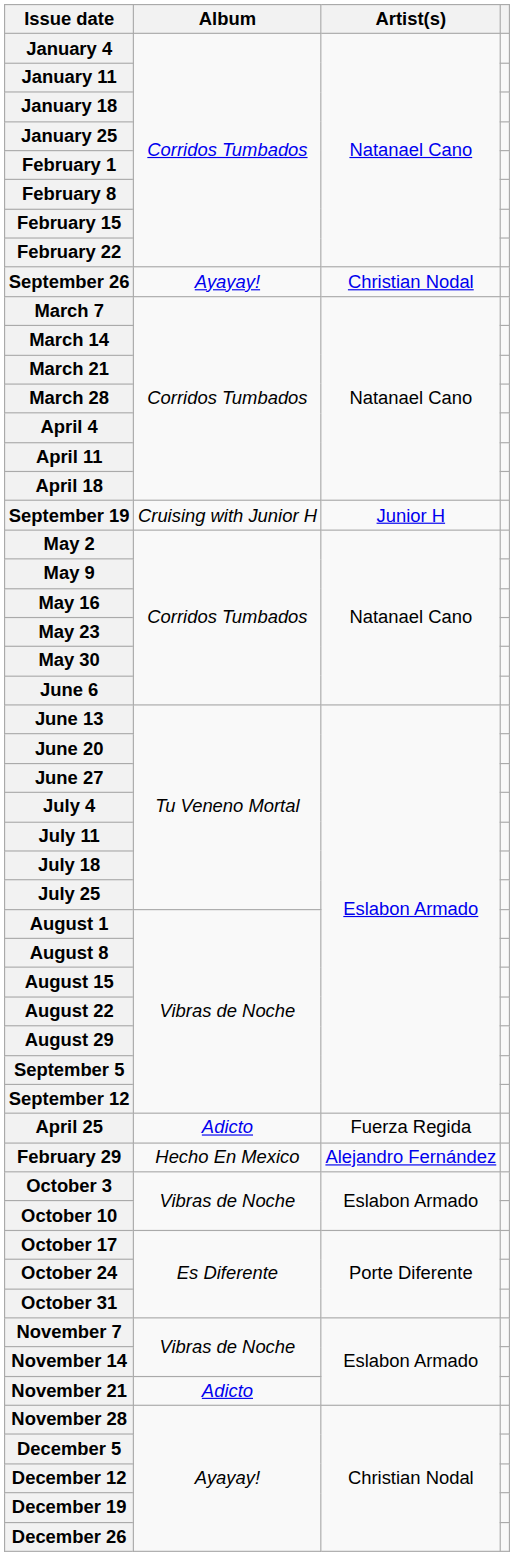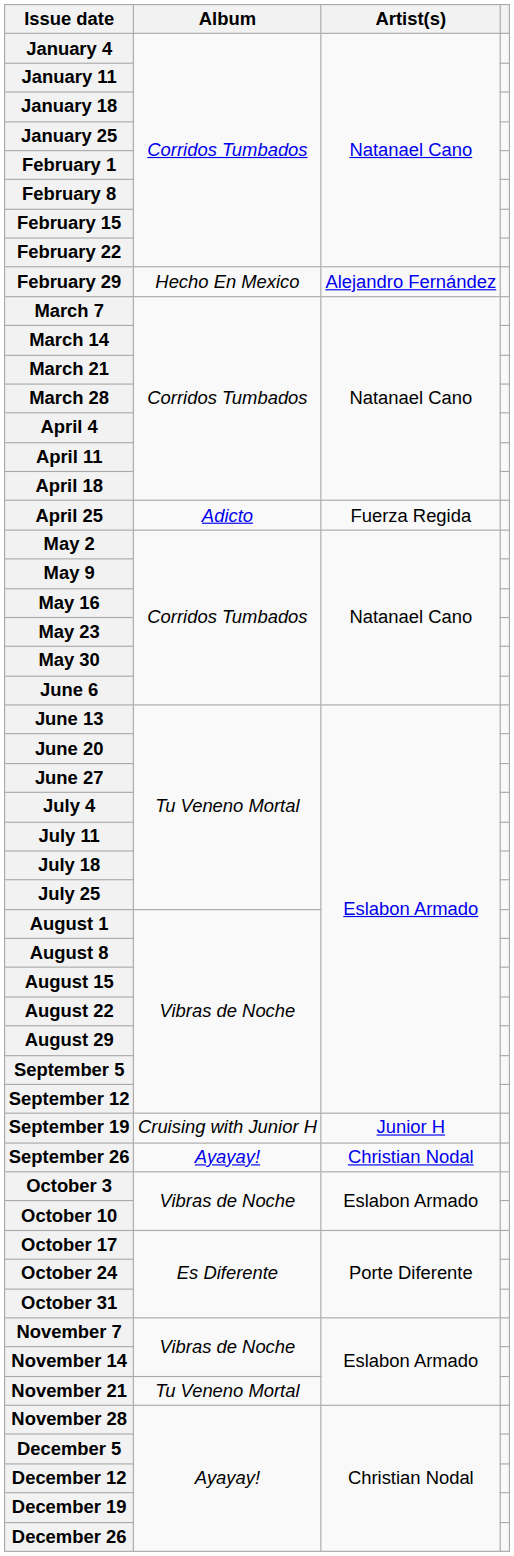rows swapped: (69, 1157) <-> (69, 281)
rows swapped: (69, 1127) <-> (69, 515)
(227, 1390) Adicto -> (227, 1390) Tu Veneno Mortal
